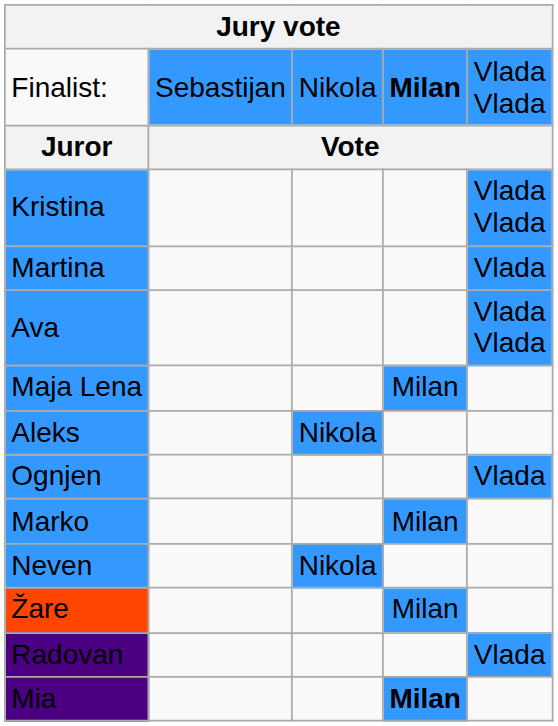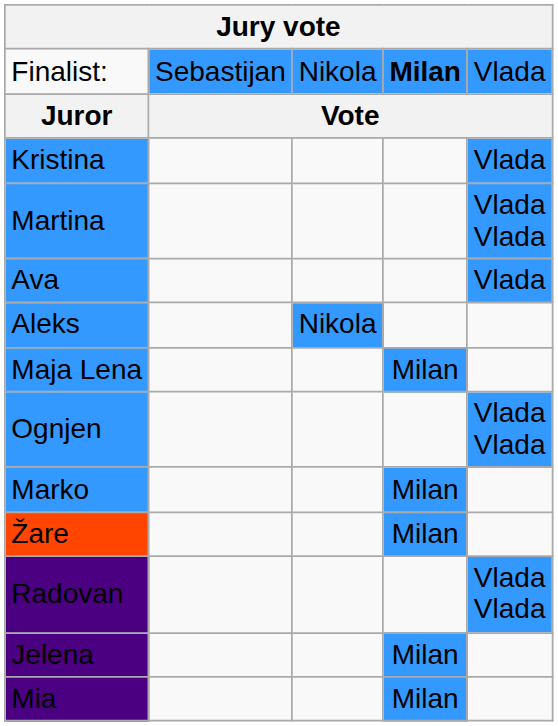(510, 86) Vlada Vlada -> (510, 71) Vlada
(510, 207) Vlada Vlada -> (510, 159) Vlada
(510, 267) Vlada -> (510, 220) Vlada Vlada
(510, 327) Vlada Vlada -> (510, 280) Vlada
rows swapped: (46, 432) <-> (77, 387)
(510, 476) Vlada -> (510, 429) Vlada Vlada
- row: (52, 565)
(510, 654) Vlada -> (510, 593) Vlada Vlada
+ row: (53, 654)
(425, 698) bold -> (425, 698) normal
